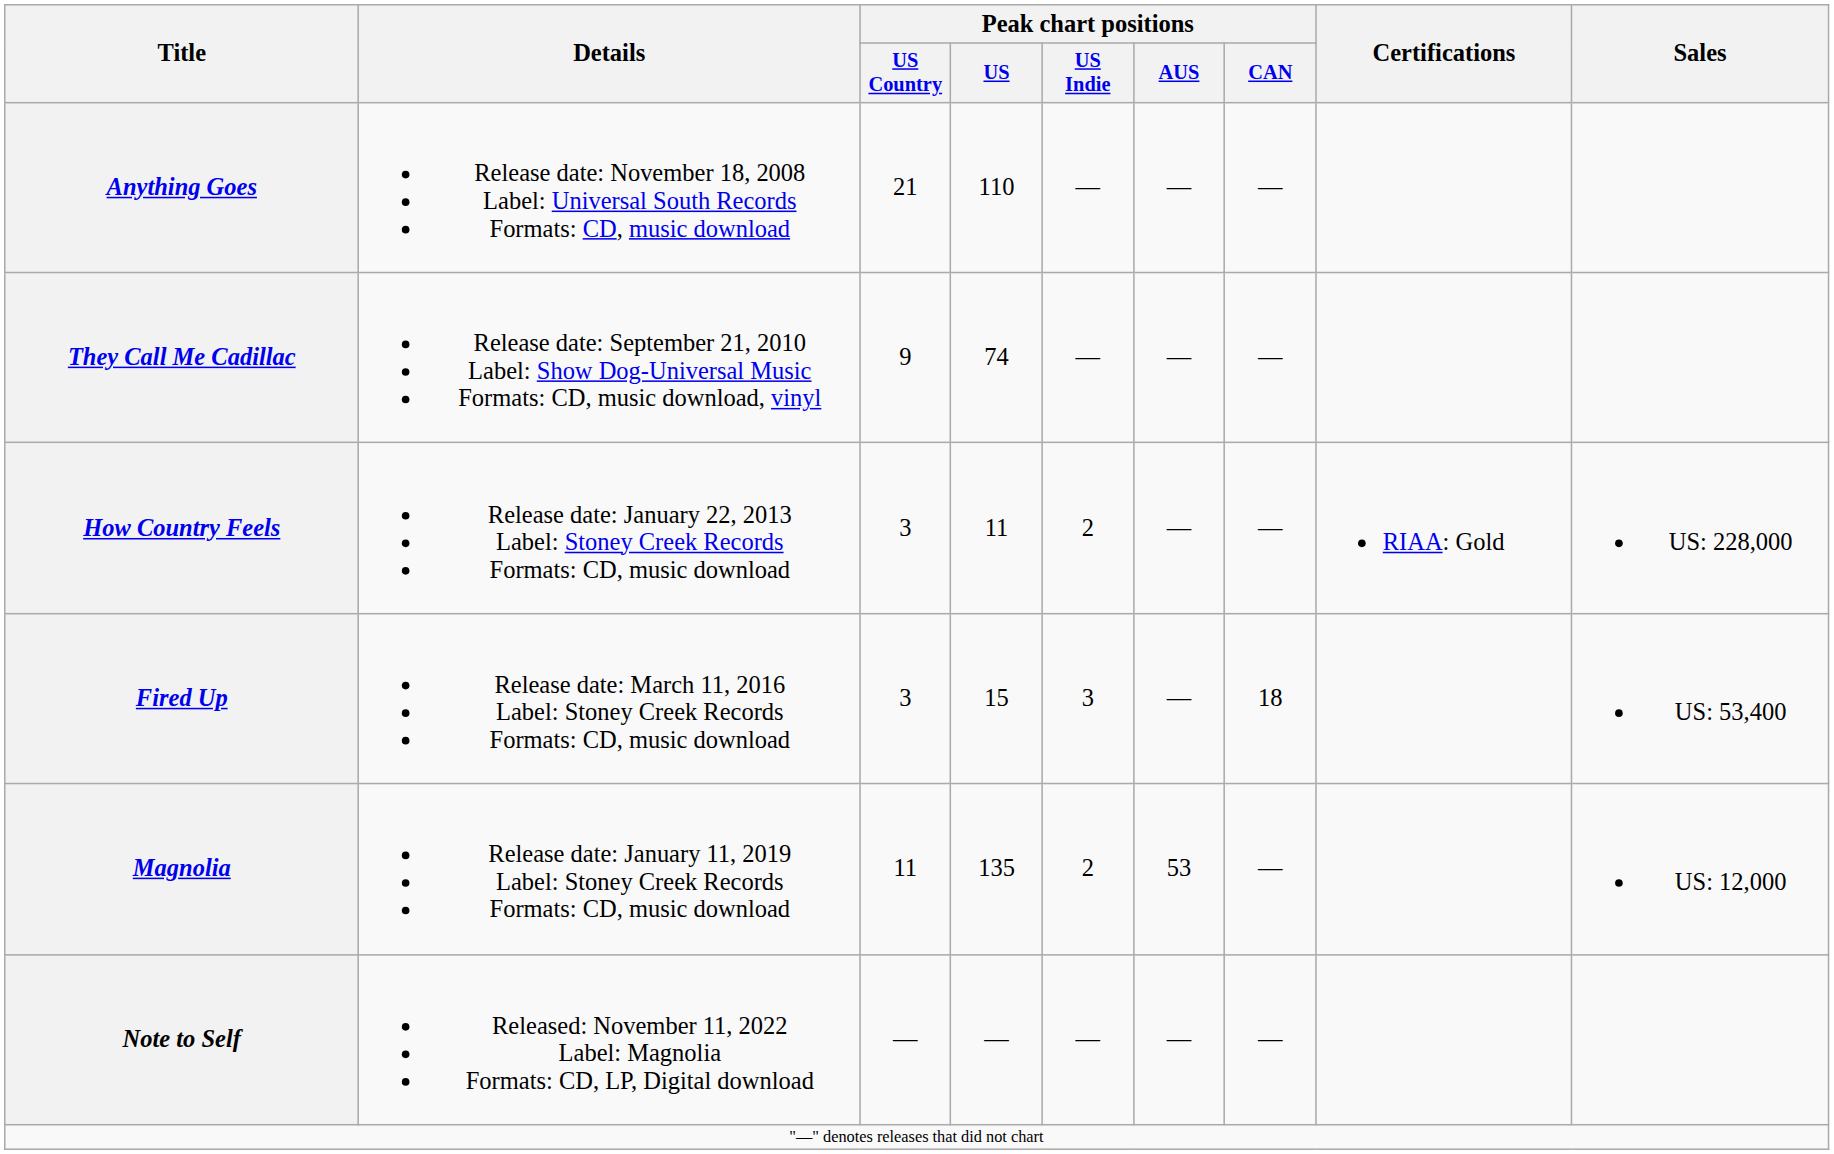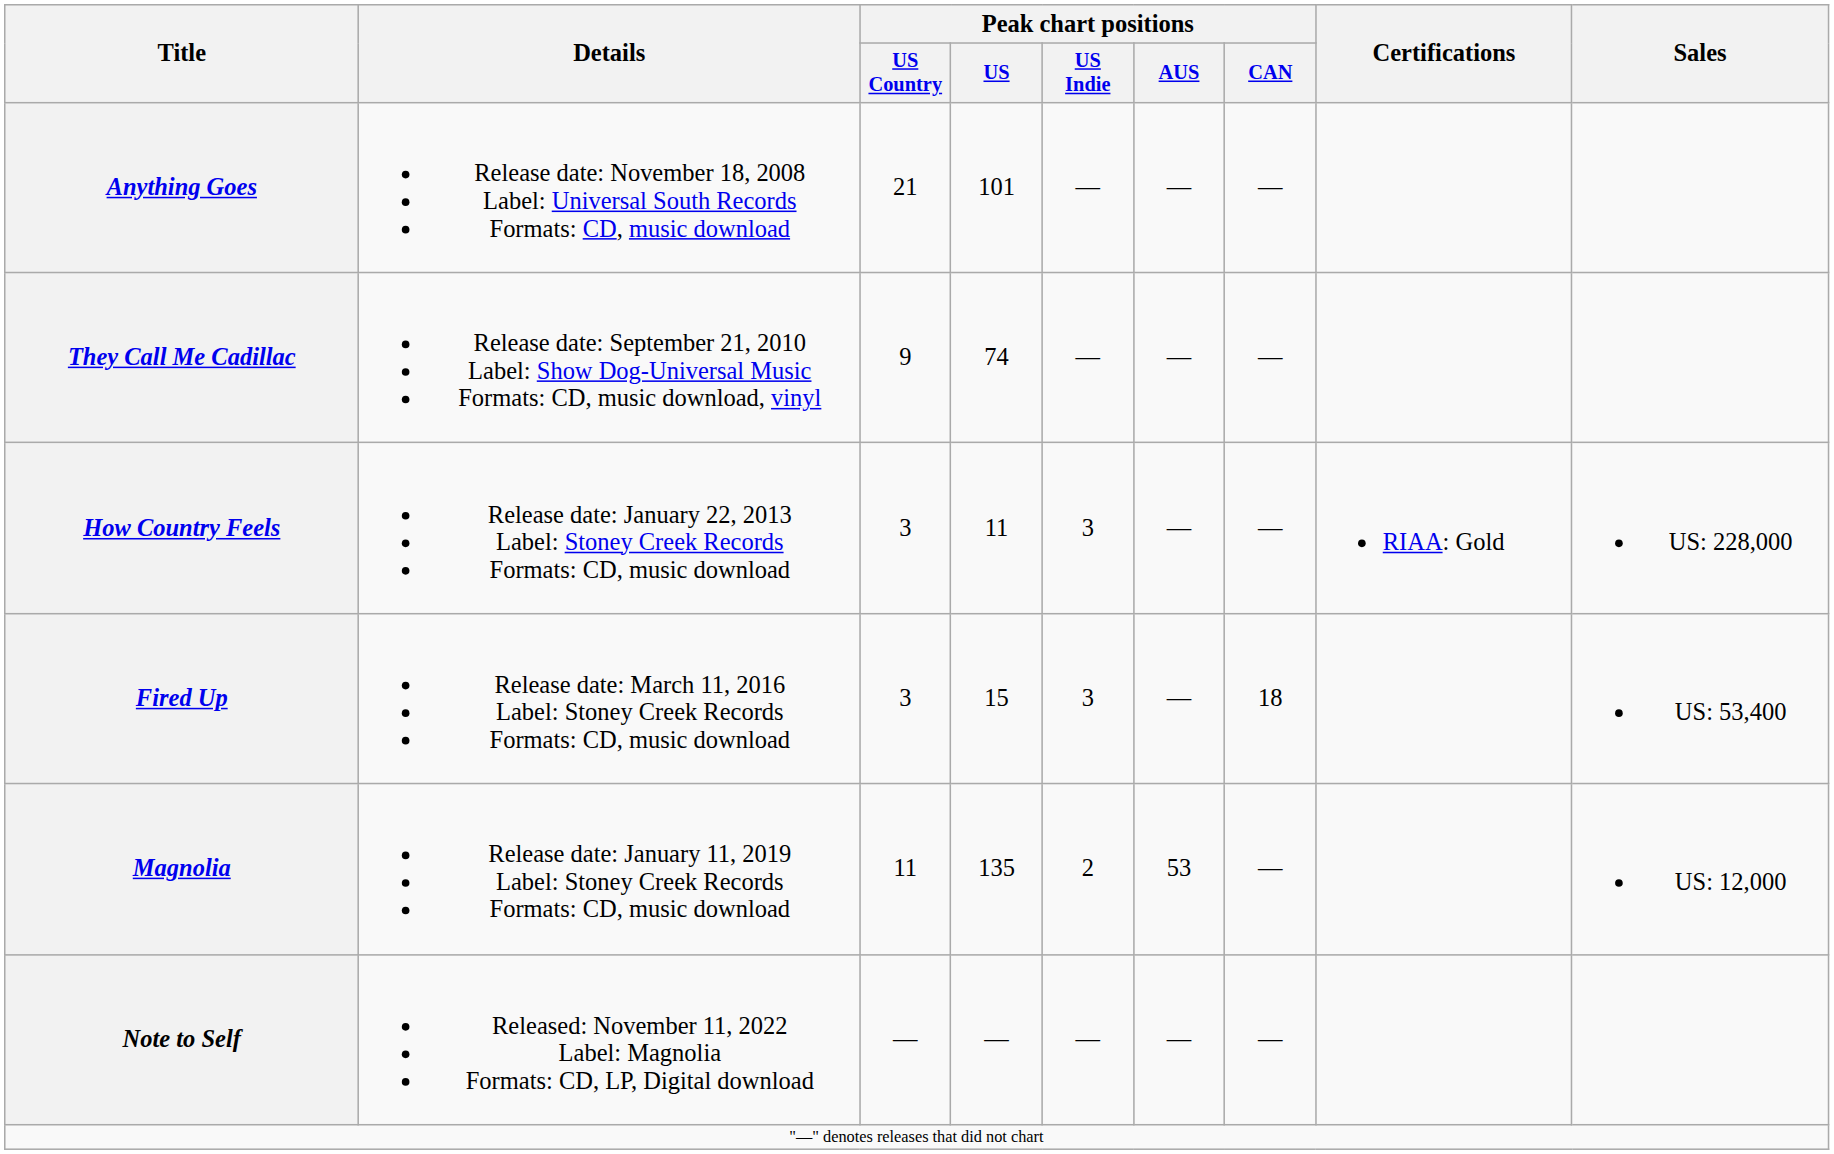(997, 187) 110 -> (997, 187) 101
(1088, 527) 2 -> (1088, 527) 3
